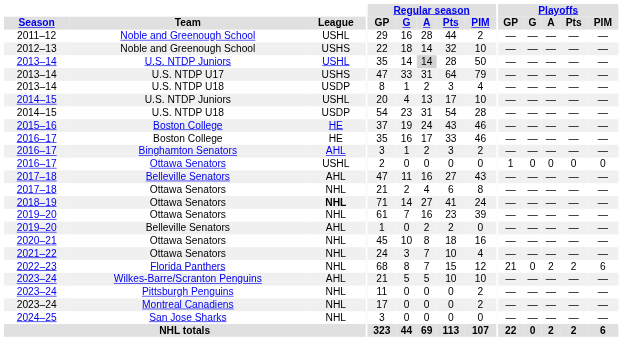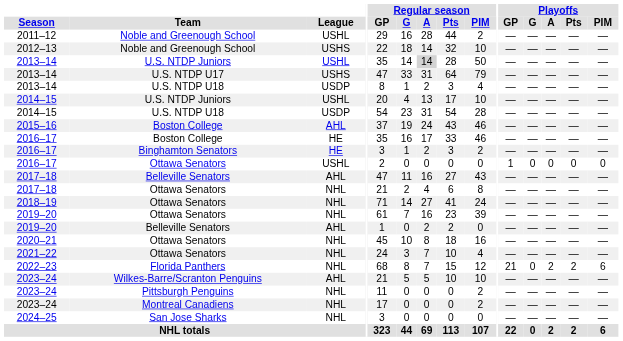(336, 125) HE -> (336, 125) AHL
(336, 151) AHL -> (336, 151) HE
(336, 202) bold -> (336, 202) normal
